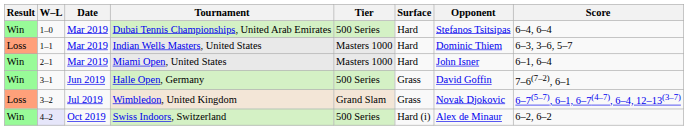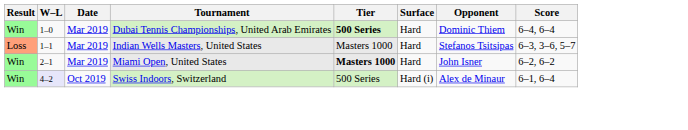(358, 29) normal -> (358, 29) bold
(473, 29) Stefanos Tsitsipas -> (472, 29) Dominic Thiem
(469, 45) Dominic Thiem -> (476, 45) Stefanos Tsitsipas
(364, 62) normal -> (366, 62) bold
(534, 62) 6–1, 6–4 -> (536, 62) 6–2, 6–2
- row: (158, 80)
- row: (175, 99)
(534, 117) 6–2, 6–2 -> (536, 78) 6–1, 6–4
